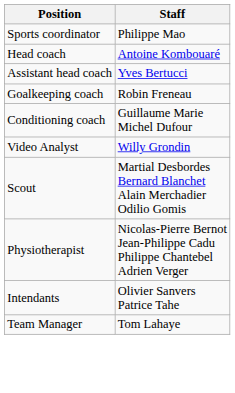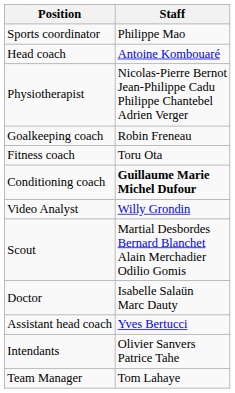rows swapped: (60, 73) <-> (46, 249)
+ row: (41, 155)
(160, 120) normal -> (164, 182) bold
+ row: (25, 297)
